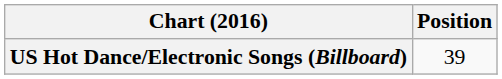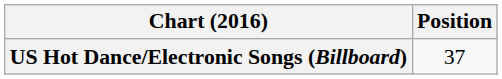(455, 56) 39 -> (455, 56) 37
